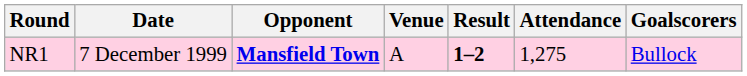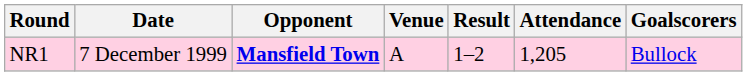(469, 53) bold -> (469, 53) normal
(543, 53) 1,275 -> (543, 53) 1,205
